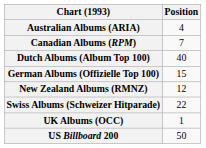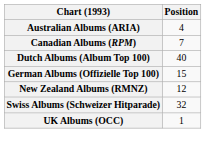(181, 105) 22 -> (181, 105) 32
- row: (83, 136)
